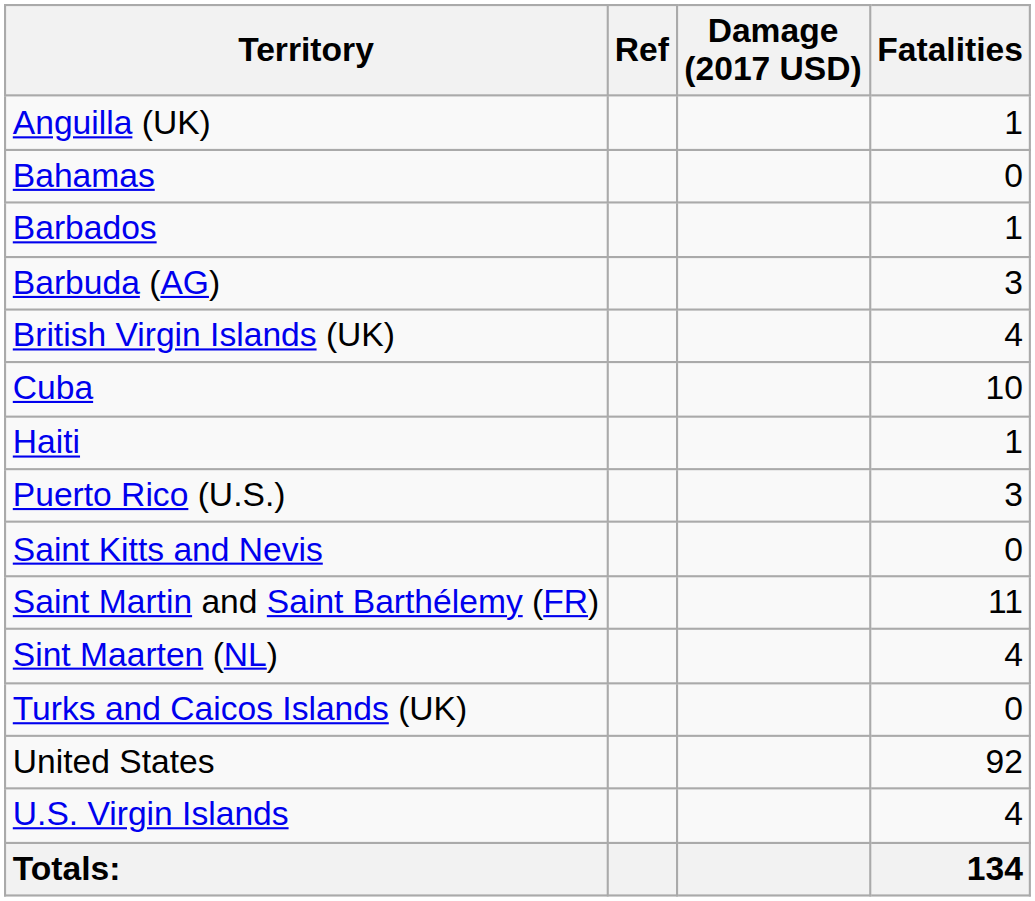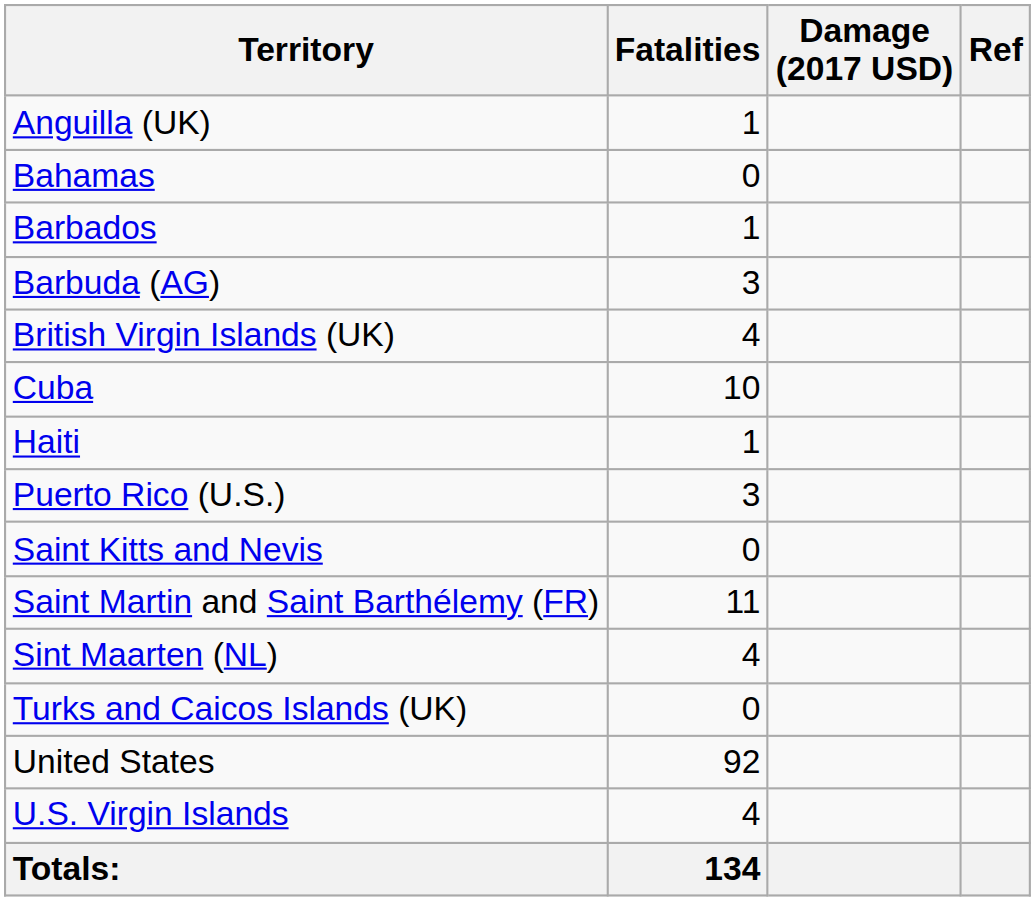columns swapped: (950, 50) <-> (642, 50)
